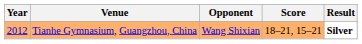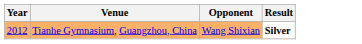- column: (293, 13)
